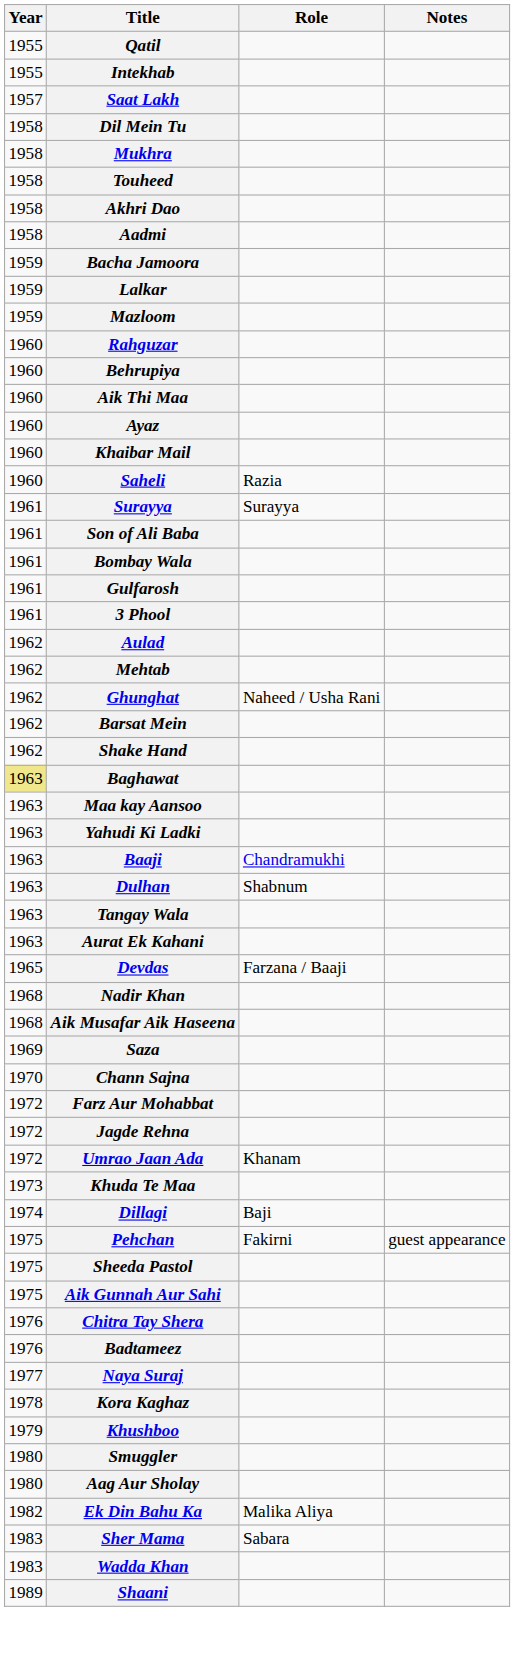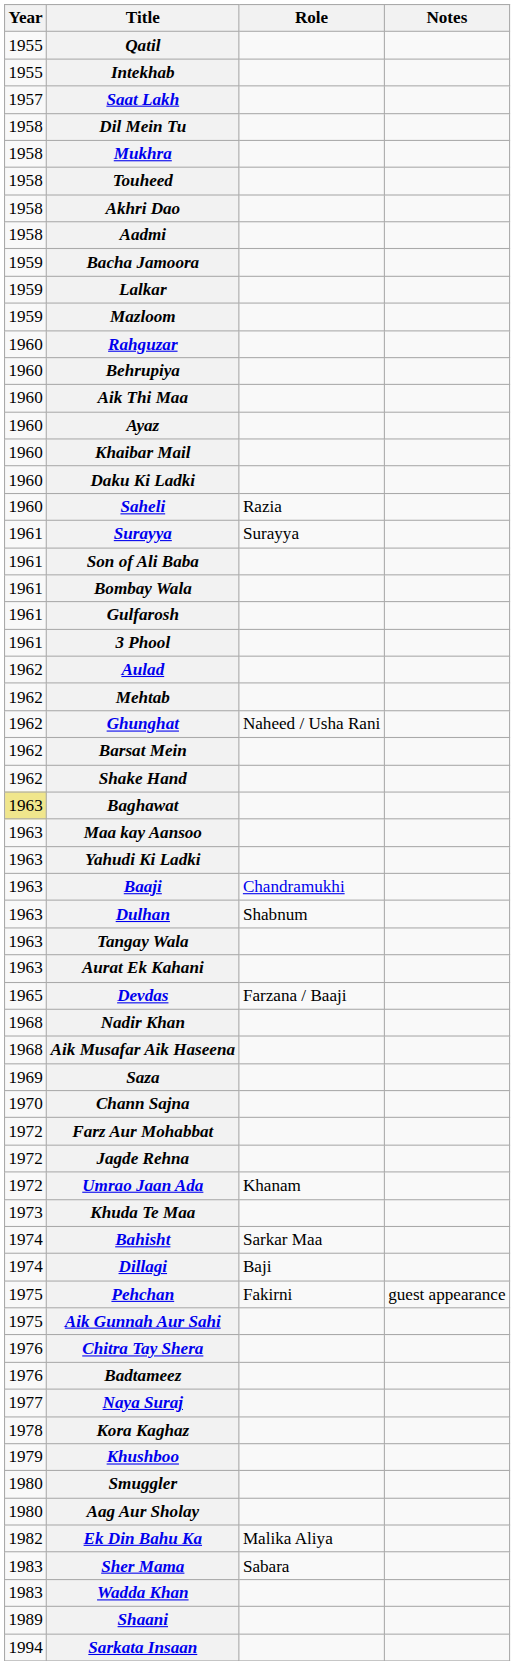+ row: (143, 479)
+ row: (143, 1239)
- row: (143, 1267)
+ row: (143, 1647)
